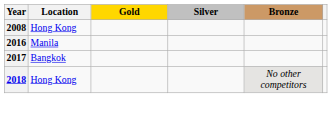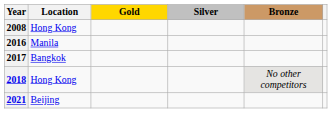+ row: (16, 100)
